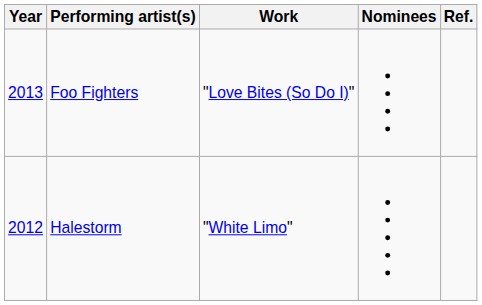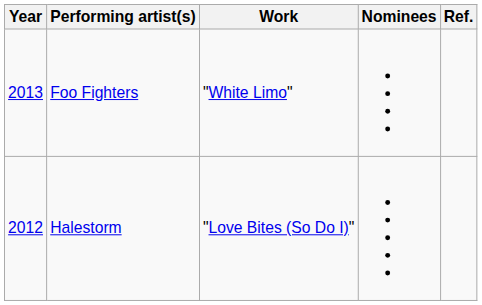(279, 92) "Love Bites (So Do I)" -> (248, 92) "White Limo"
(248, 228) "White Limo" -> (279, 228) "Love Bites (So Do I)"
